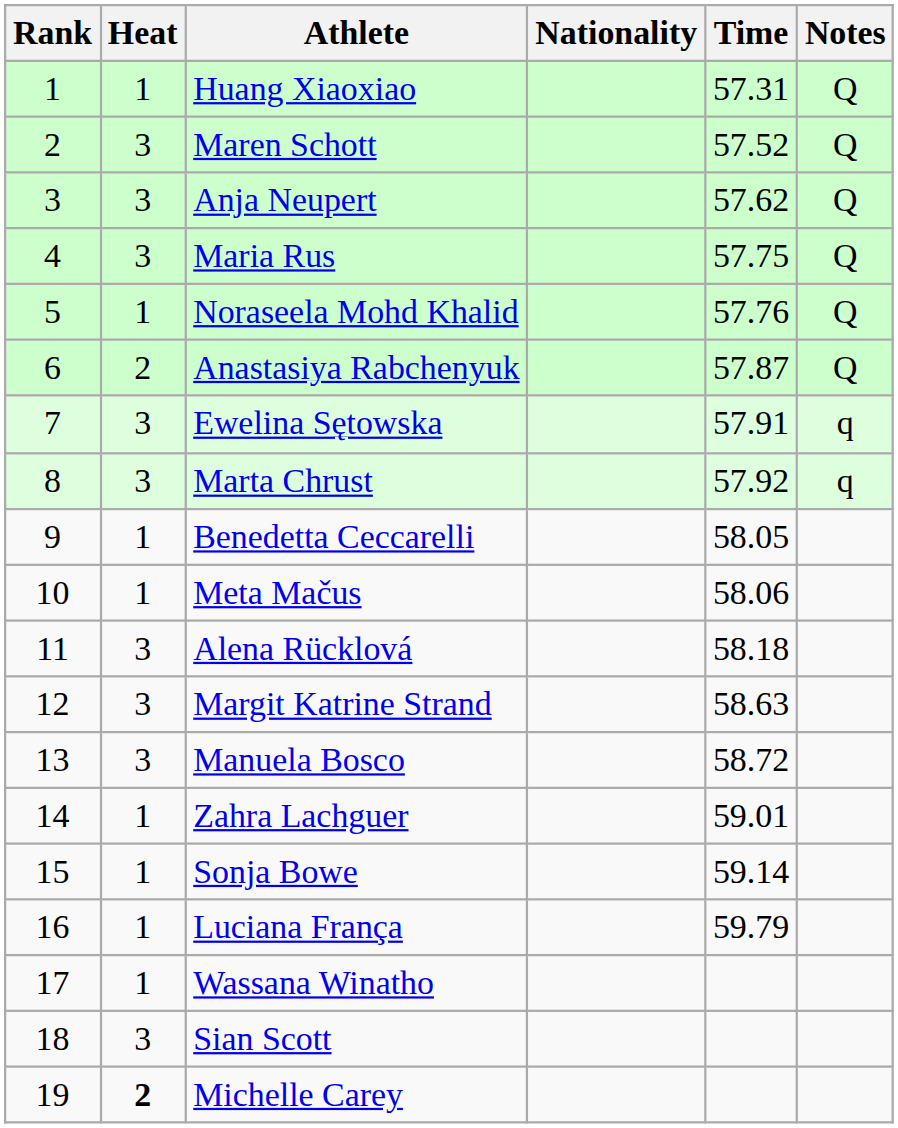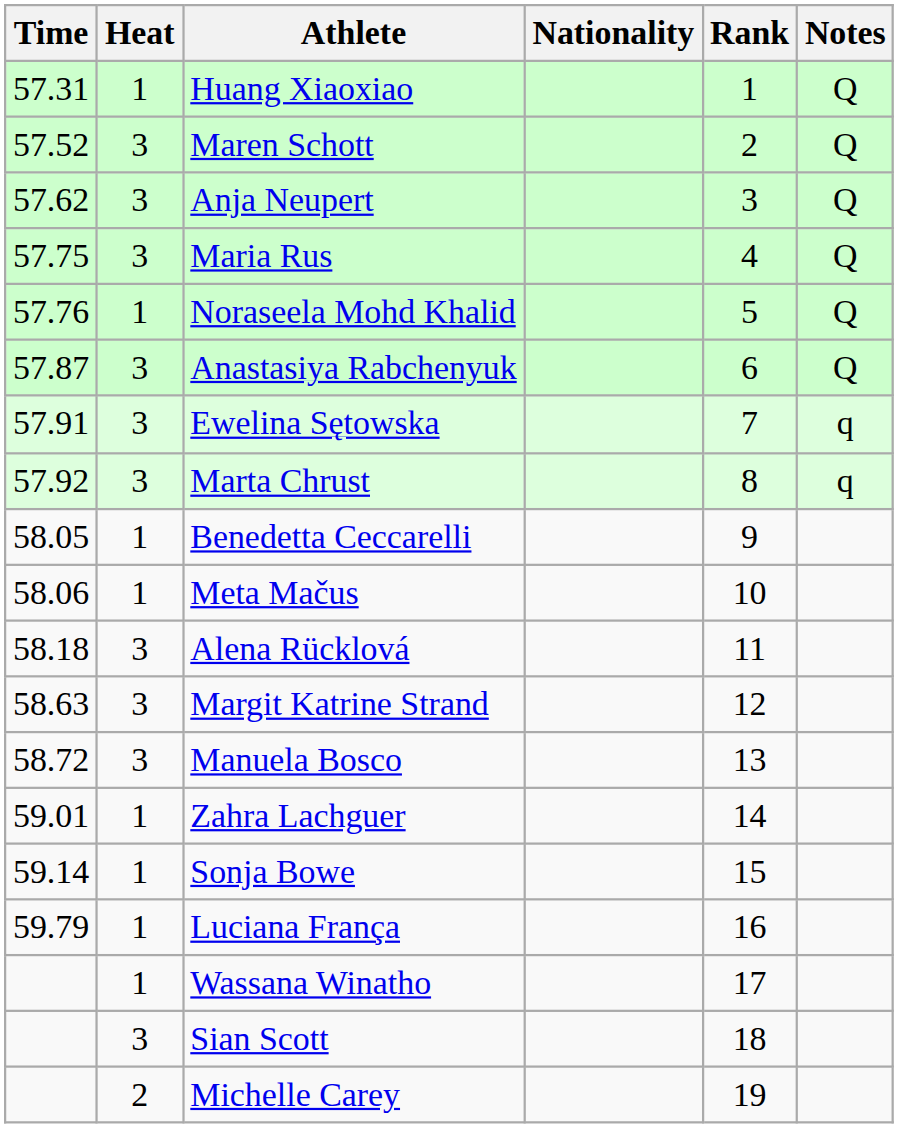columns swapped: (53, 32) <-> (751, 32)
(143, 367) 2 -> (140, 367) 3
(143, 1094) bold -> (140, 1094) normal
